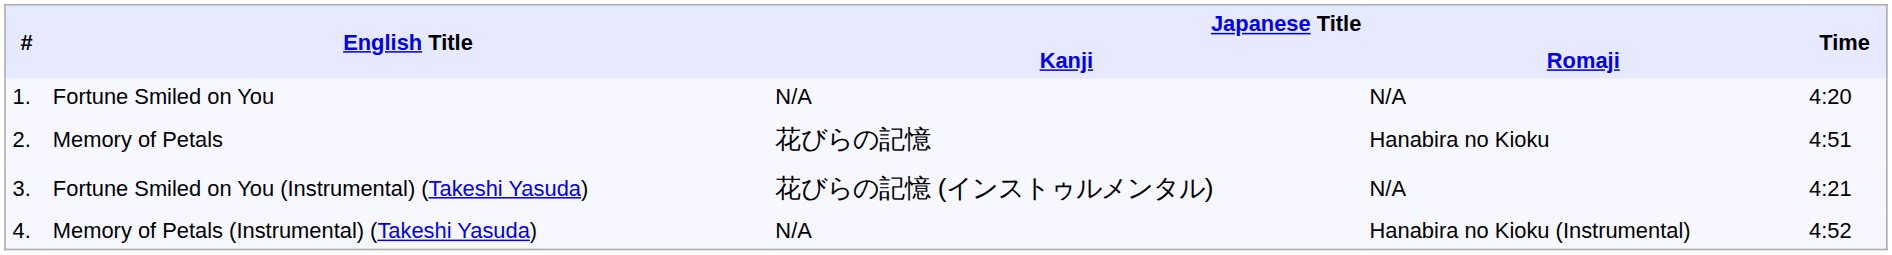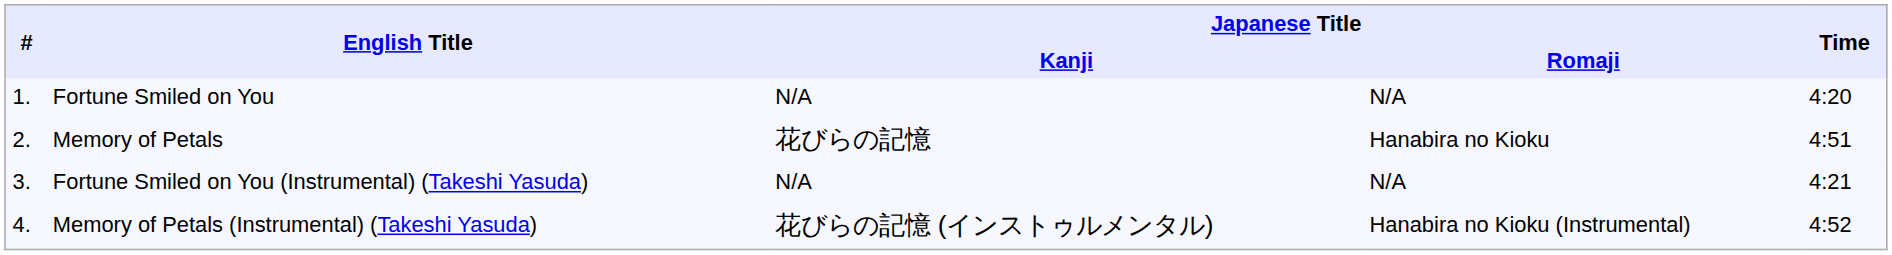(994, 188) 花びらの記憶 (インストゥルメンタル) -> (794, 182) N/A
(794, 230) N/A -> (994, 224) 花びらの記憶 (インストゥルメンタル)
